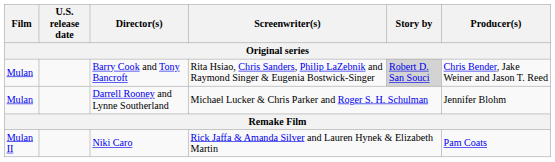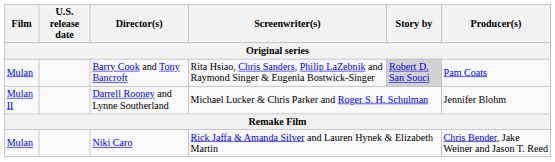(496, 72) Chris Bender, Jake Weiner and Jason T. Reed -> (465, 72) Pam Coats
(20, 100) Mulan -> (20, 100) Mulan II
(20, 143) Mulan II -> (20, 143) Mulan
(465, 143) Pam Coats -> (496, 143) Chris Bender, Jake Weiner and Jason T. Reed
